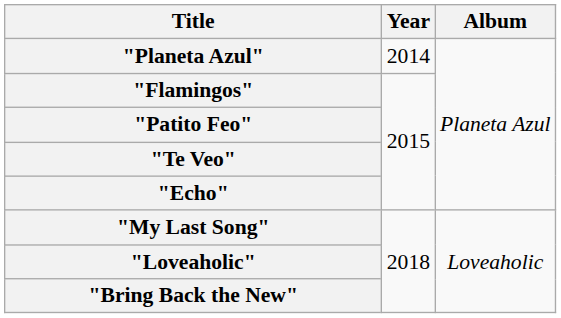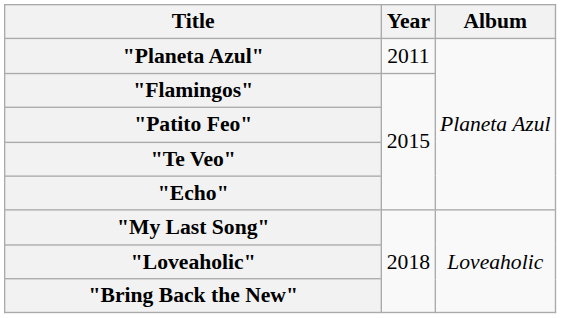(408, 55) 2014 -> (408, 55) 2011
